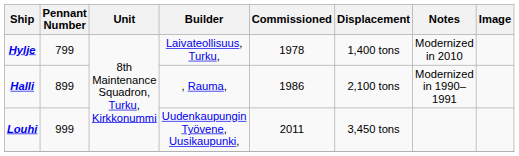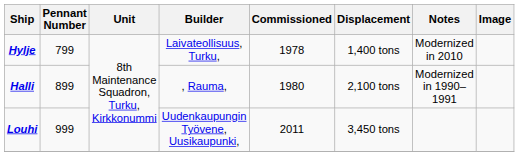(292, 86) 1986 -> (292, 86) 1980
